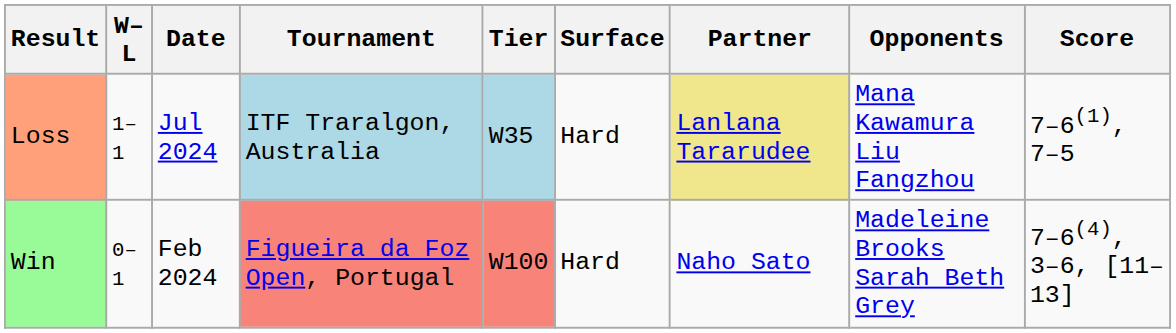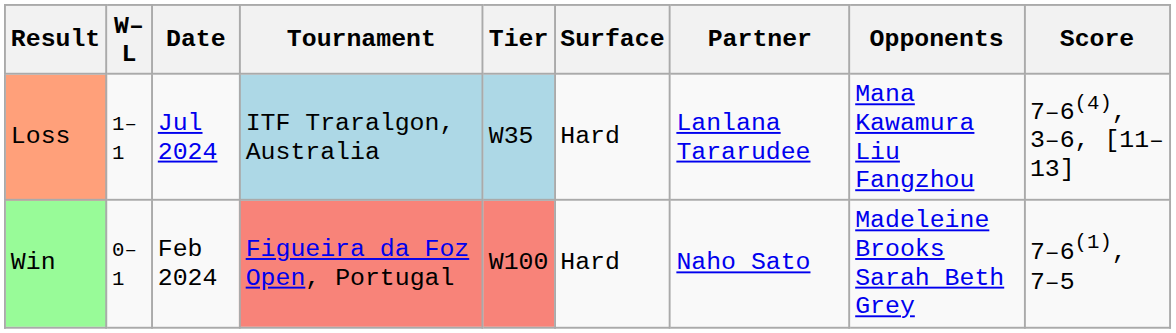(743, 137) khaki background -> (743, 137) no background
(1078, 137) 7–6(1), 7–5 -> (1097, 137) 7–6(4), 3–6, [11–13]
(1097, 264) 7–6(4), 3–6, [11–13] -> (1078, 264) 7–6(1), 7–5
